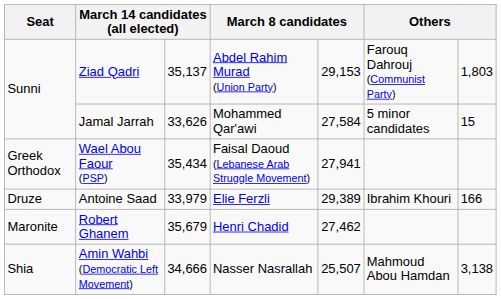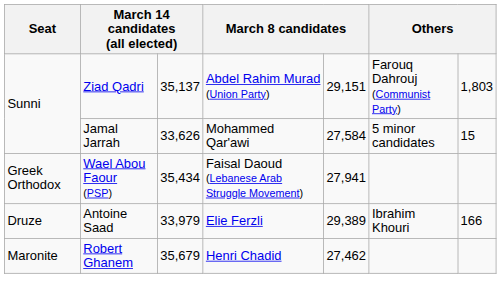(341, 71) 29,153 -> (346, 86) 29,151
- row: (118, 269)
